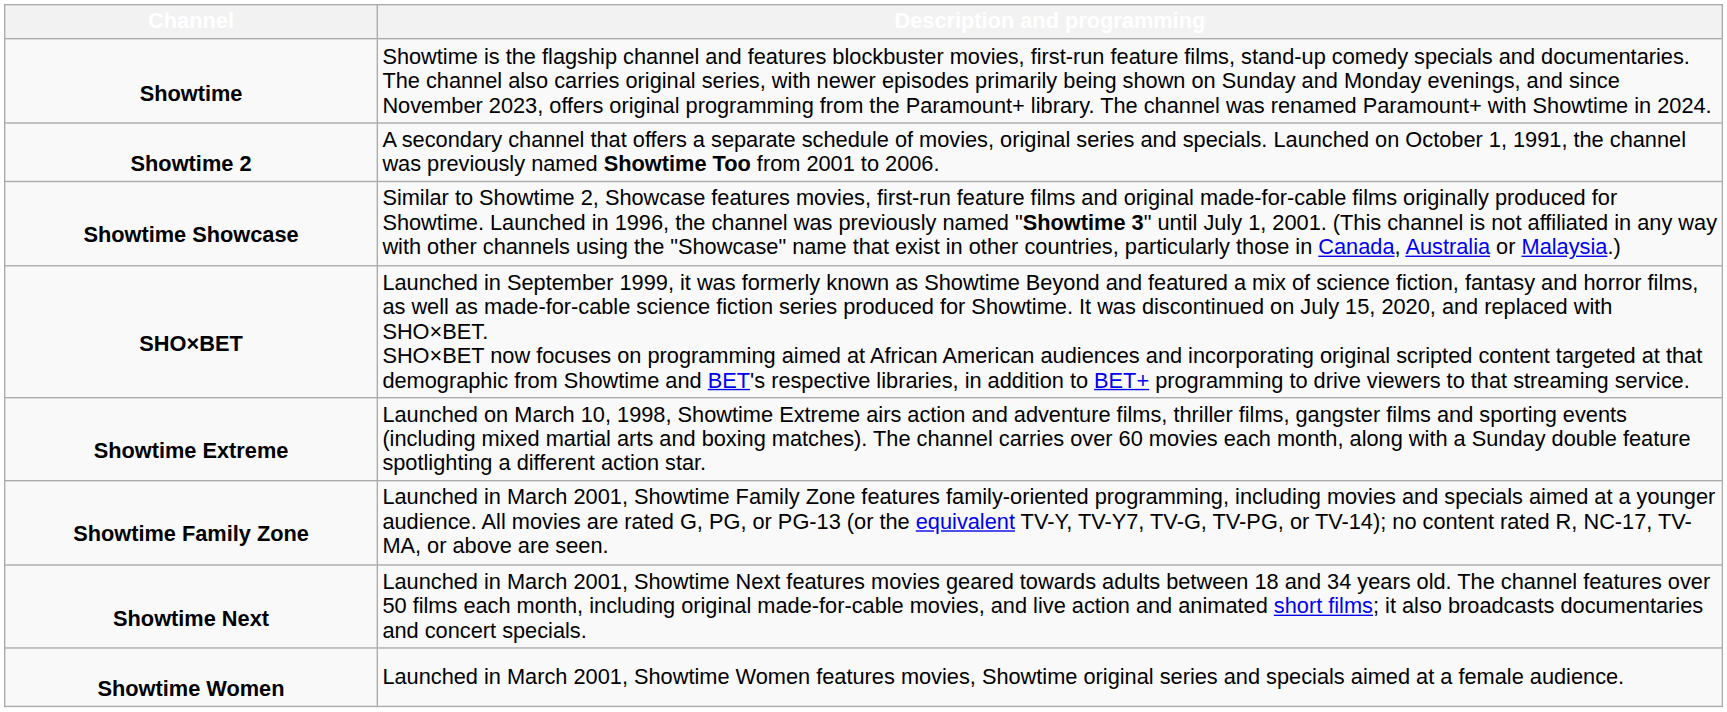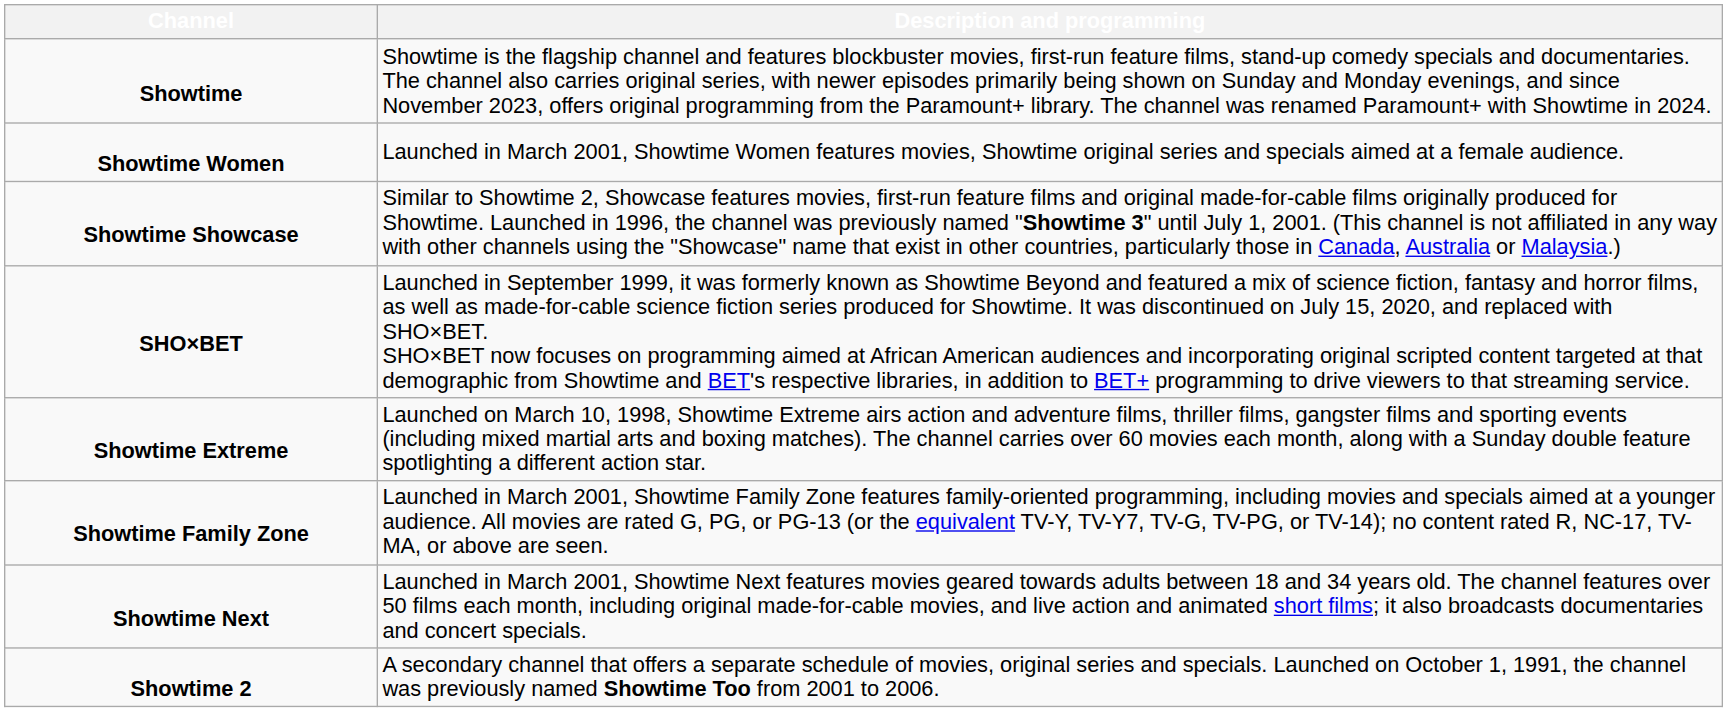rows swapped: (191, 164) <-> (191, 689)
